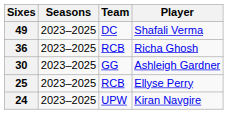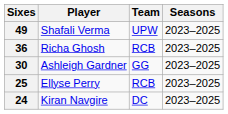columns swapped: (177, 13) <-> (68, 13)
(109, 30) DC -> (145, 30) UPW
(114, 100) UPW -> (140, 100) DC
